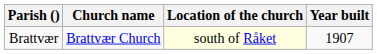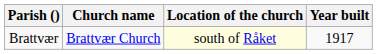(339, 37) 1907 -> (339, 37) 1917
